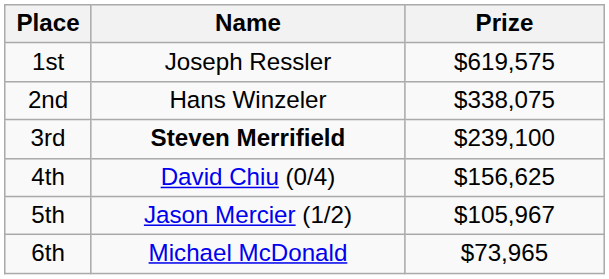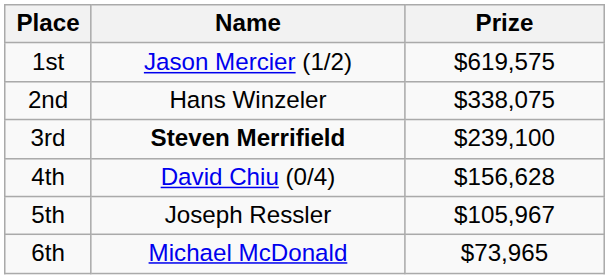(248, 61) Joseph Ressler -> (248, 61) Jason Mercier (1/2)
(504, 176) $156,625 -> (504, 176) $156,628
(248, 215) Jason Mercier (1/2) -> (248, 215) Joseph Ressler
